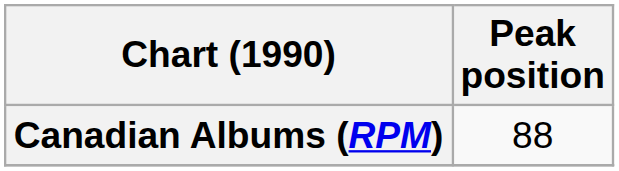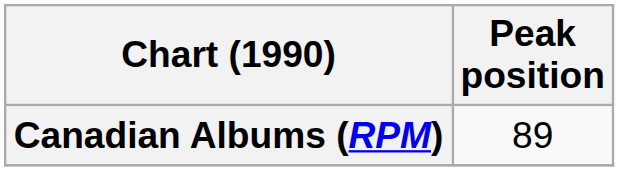(533, 134) 88 -> (533, 134) 89
